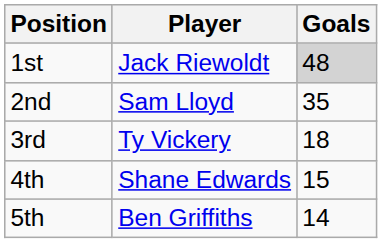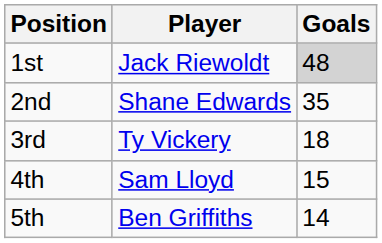(176, 101) Sam Lloyd -> (205, 101) Shane Edwards
(205, 179) Shane Edwards -> (176, 179) Sam Lloyd
